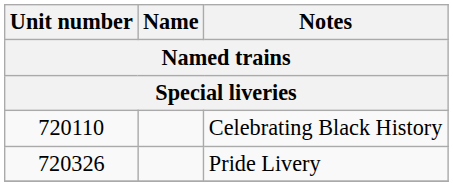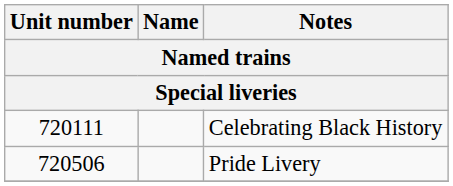(71, 127) 720110 -> (71, 127) 720111
(71, 163) 720326 -> (71, 163) 720506
